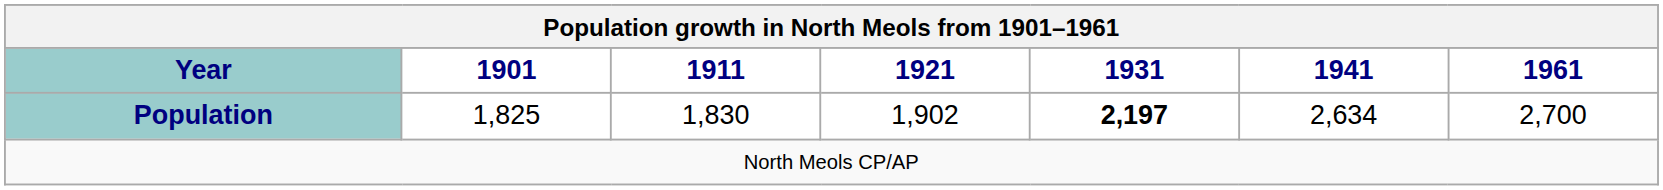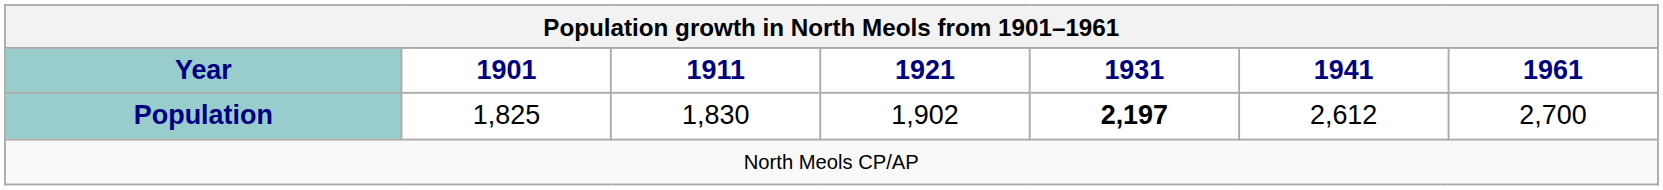(1344, 115) 2,634 -> (1344, 115) 2,612
